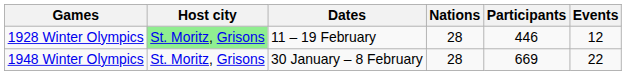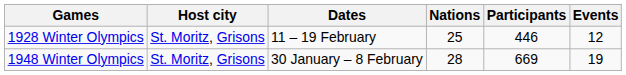(207, 37) lightgreen background -> (207, 37) no background
(455, 37) 28 -> (455, 37) 25
(596, 59) 22 -> (596, 59) 19
